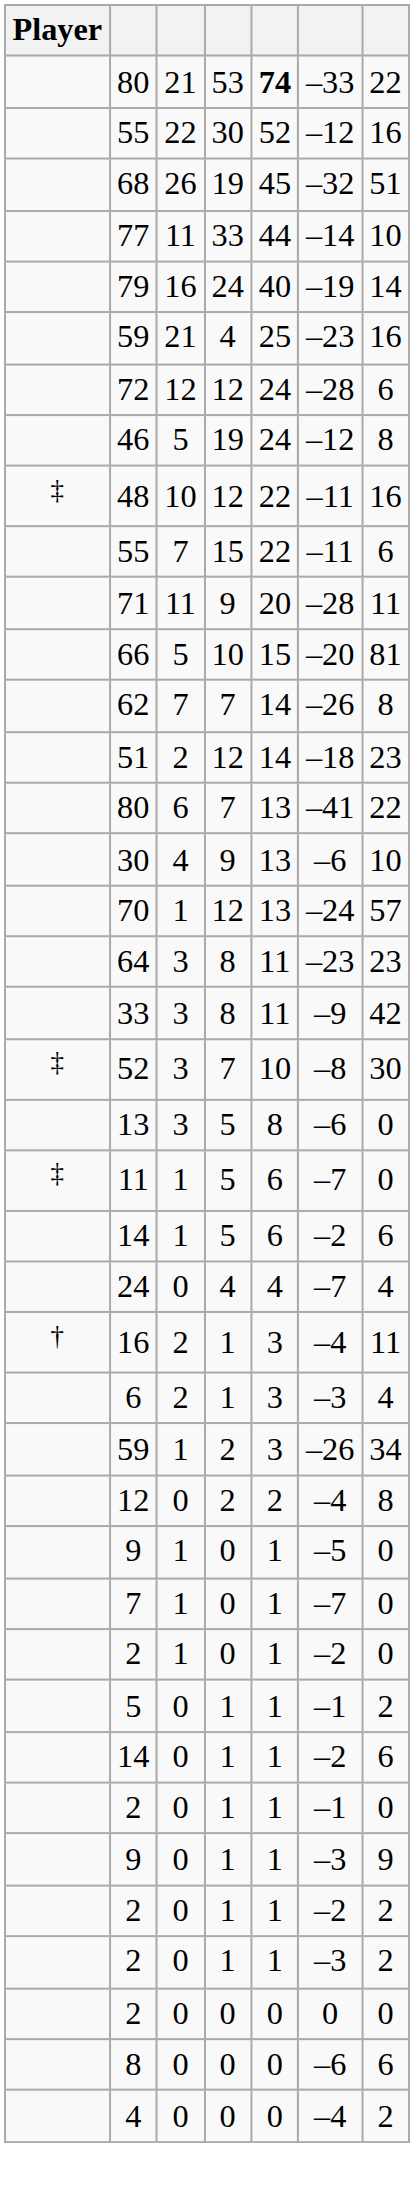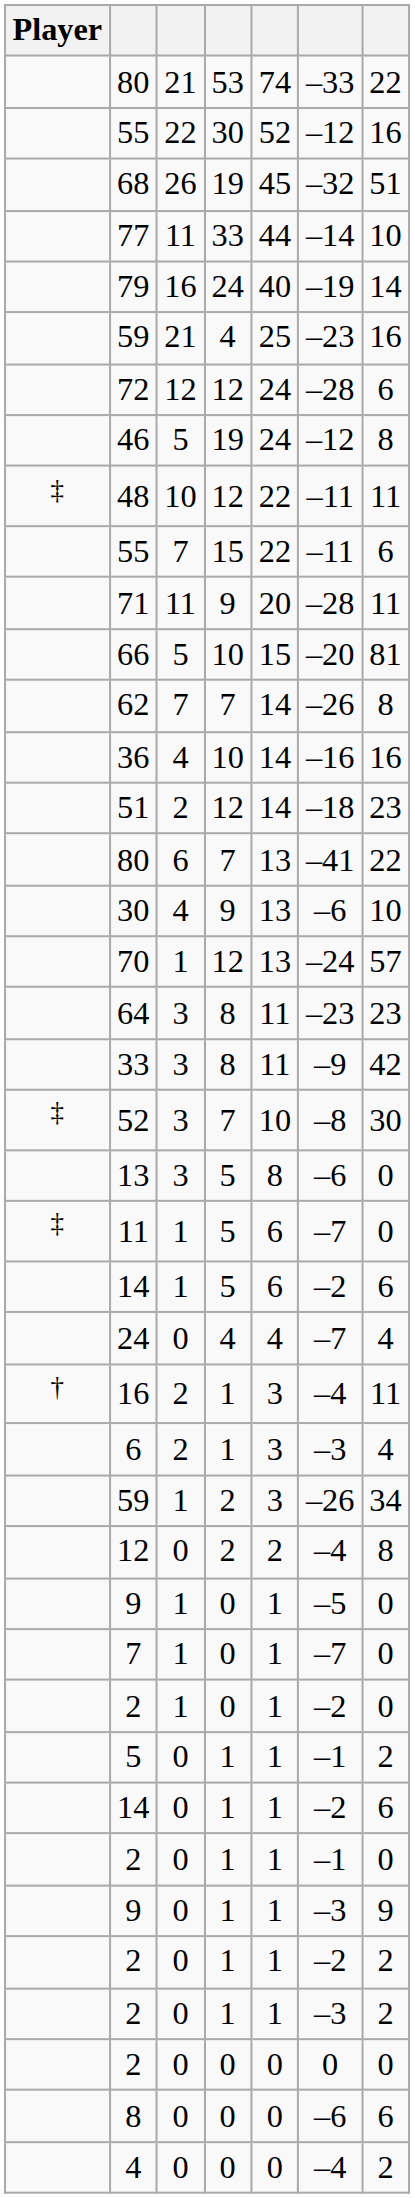(275, 81) bold -> (275, 81) normal
(385, 495) 16 -> (385, 495) 11
+ row: (133, 756)
